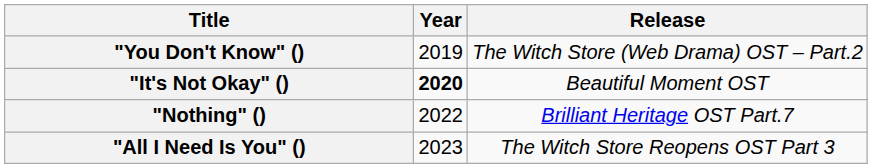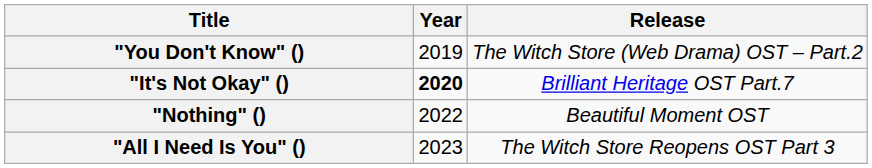(667, 83) Beautiful Moment OST -> (668, 83) Brilliant Heritage OST Part.7
(668, 115) Brilliant Heritage OST Part.7 -> (667, 115) Beautiful Moment OST
